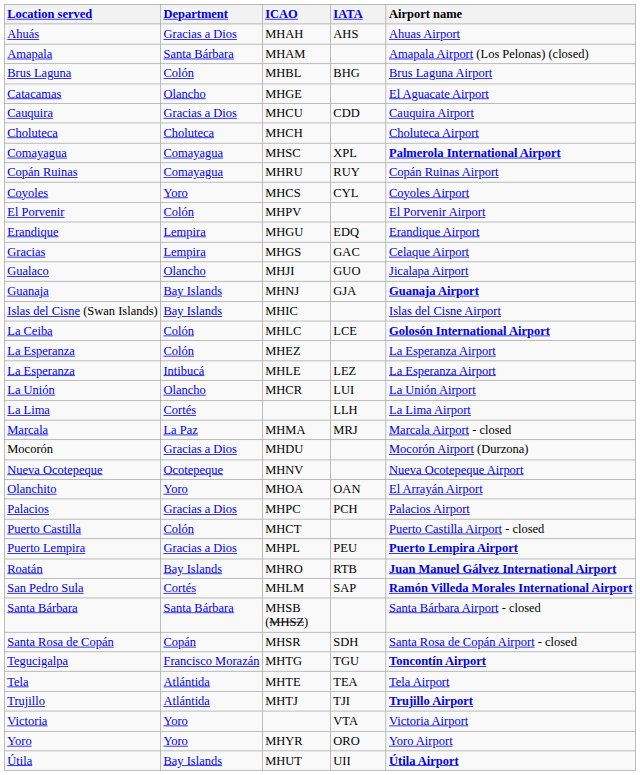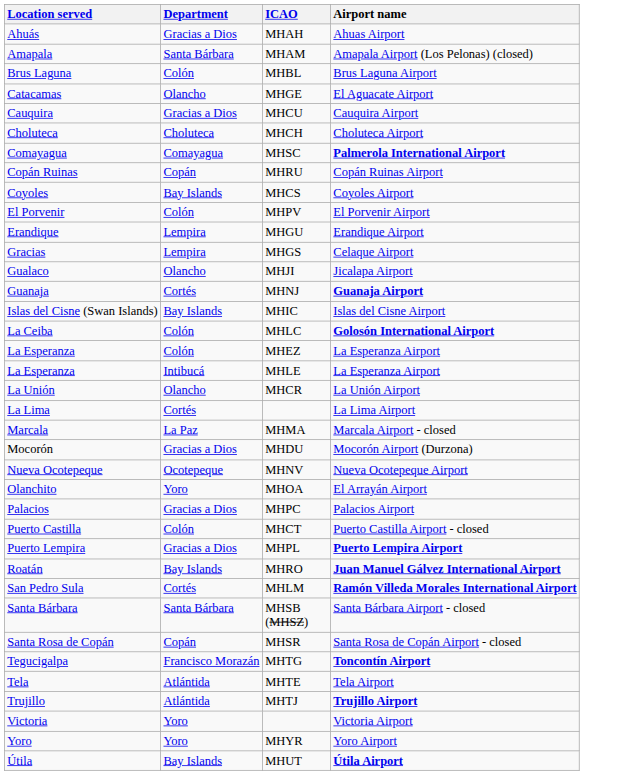- column: (348, 14)
(193, 172) Comayagua -> (180, 172) Copán
(176, 192) Yoro -> (193, 192) Bay Islands
(193, 291) Bay Islands -> (180, 291) Cortés
